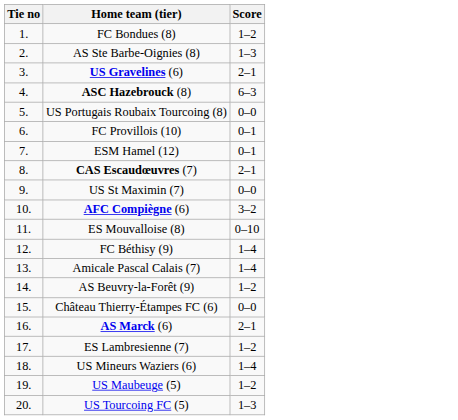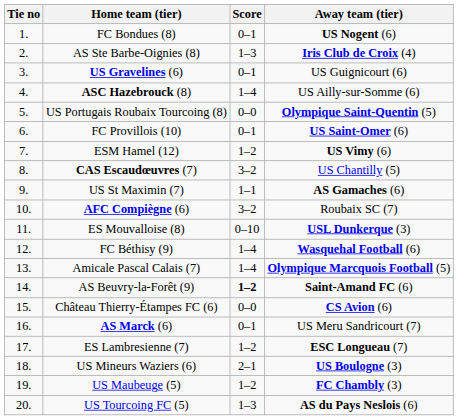+ column: (359, 14)
(247, 33) 1–2 -> (247, 33) 0–1
(247, 72) 2–1 -> (247, 72) 0–1
(247, 92) 6–3 -> (247, 92) 1–4
(247, 151) 0–1 -> (247, 151) 1–2
(247, 170) 2–1 -> (247, 170) 3–2
(247, 190) 0–0 -> (247, 190) 1–1
(247, 287) normal -> (247, 287) bold
(247, 326) 2–1 -> (247, 326) 0–1
(247, 365) 1–4 -> (247, 365) 2–1
